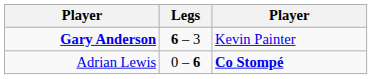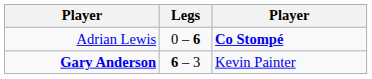rows swapped: (108, 39) <-> (116, 62)
